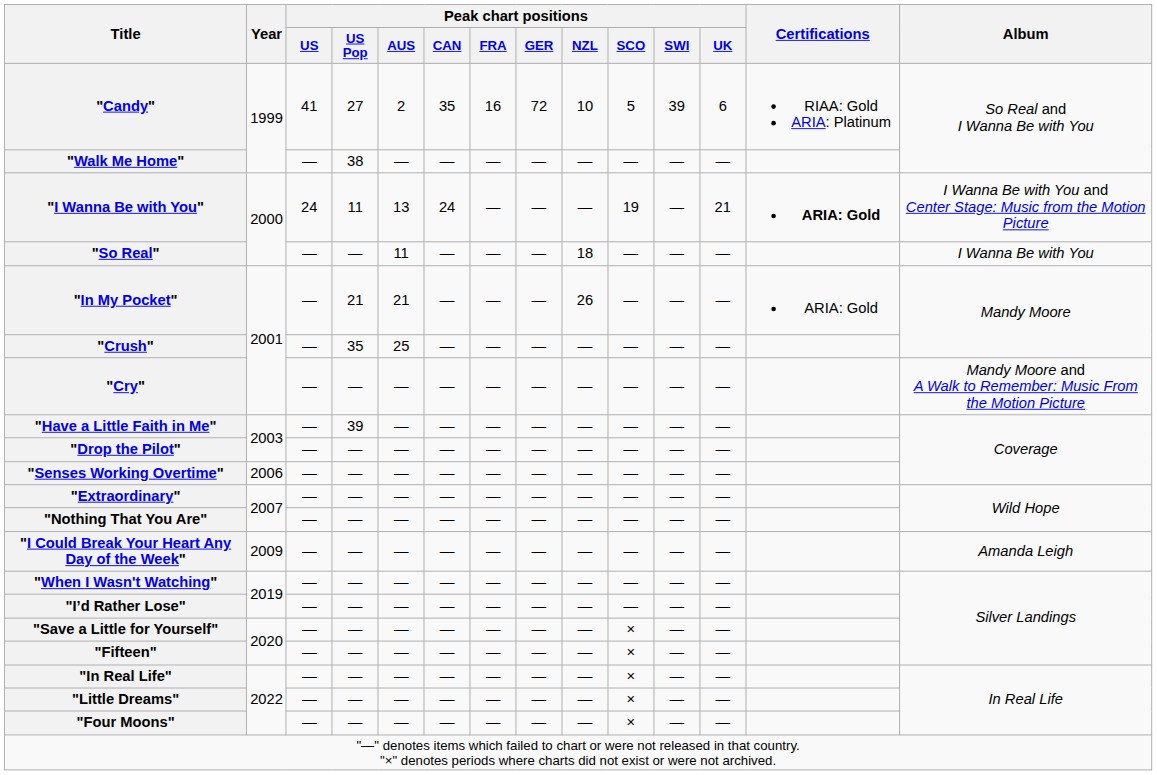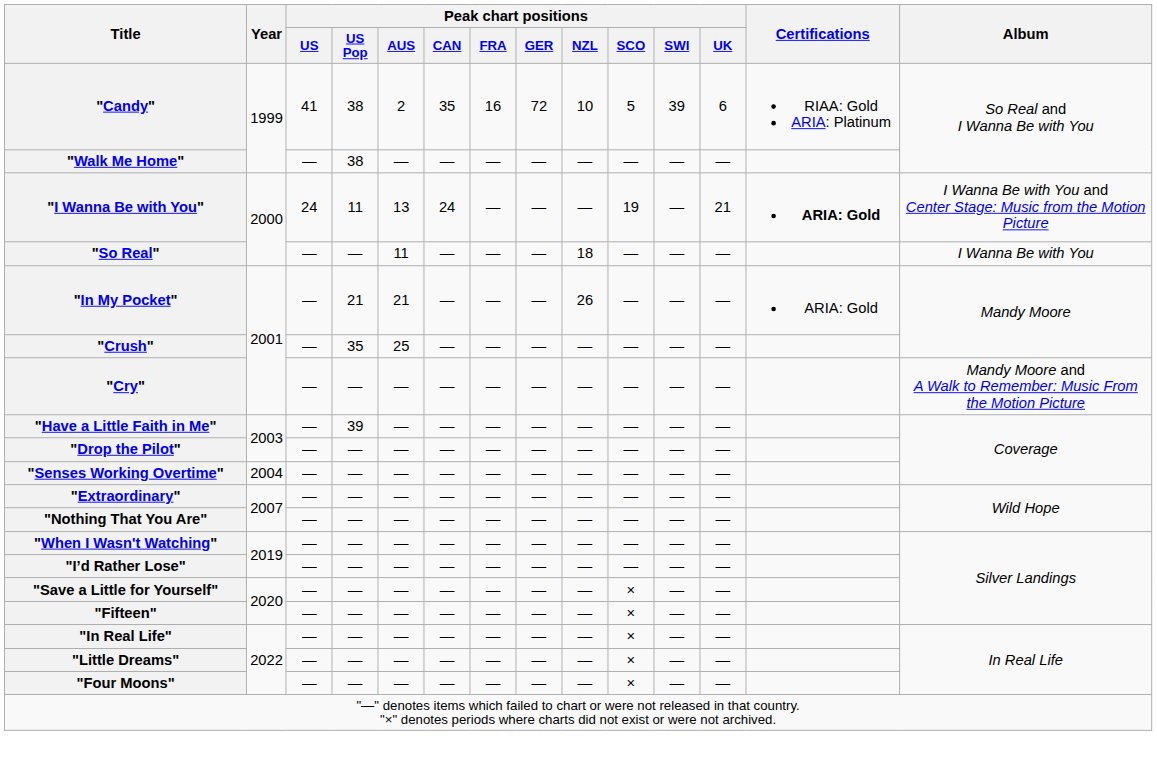(355, 106) 27 -> (355, 106) 38
(267, 472) 2006 -> (267, 472) 2004
- row: (126, 551)
